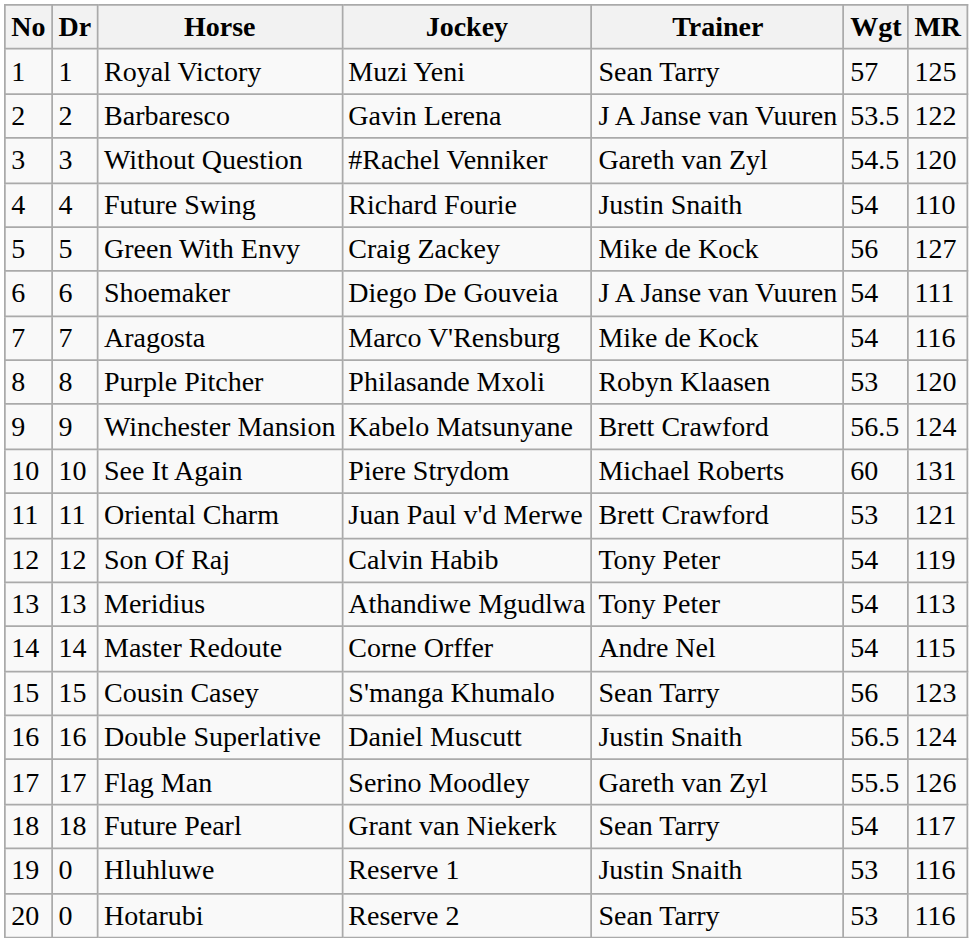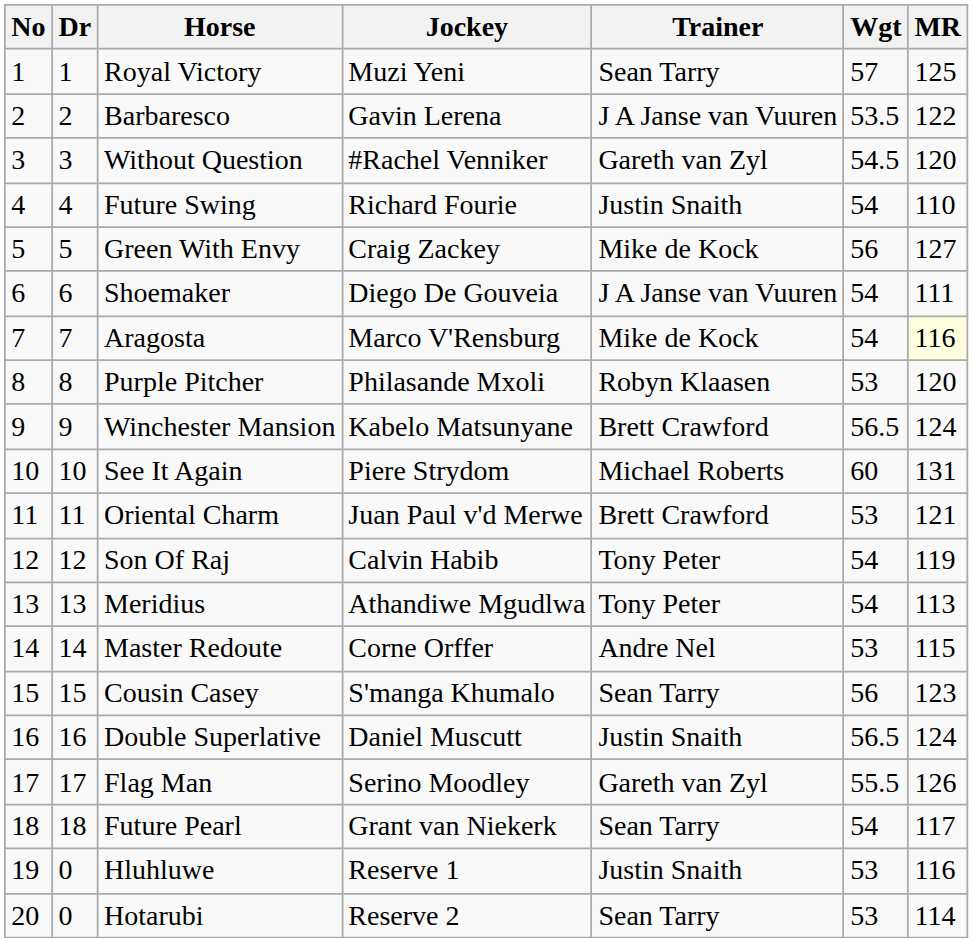(935, 337) no background -> (935, 337) lightyellow background
(864, 648) 54 -> (864, 648) 53
(935, 914) 116 -> (935, 914) 114
